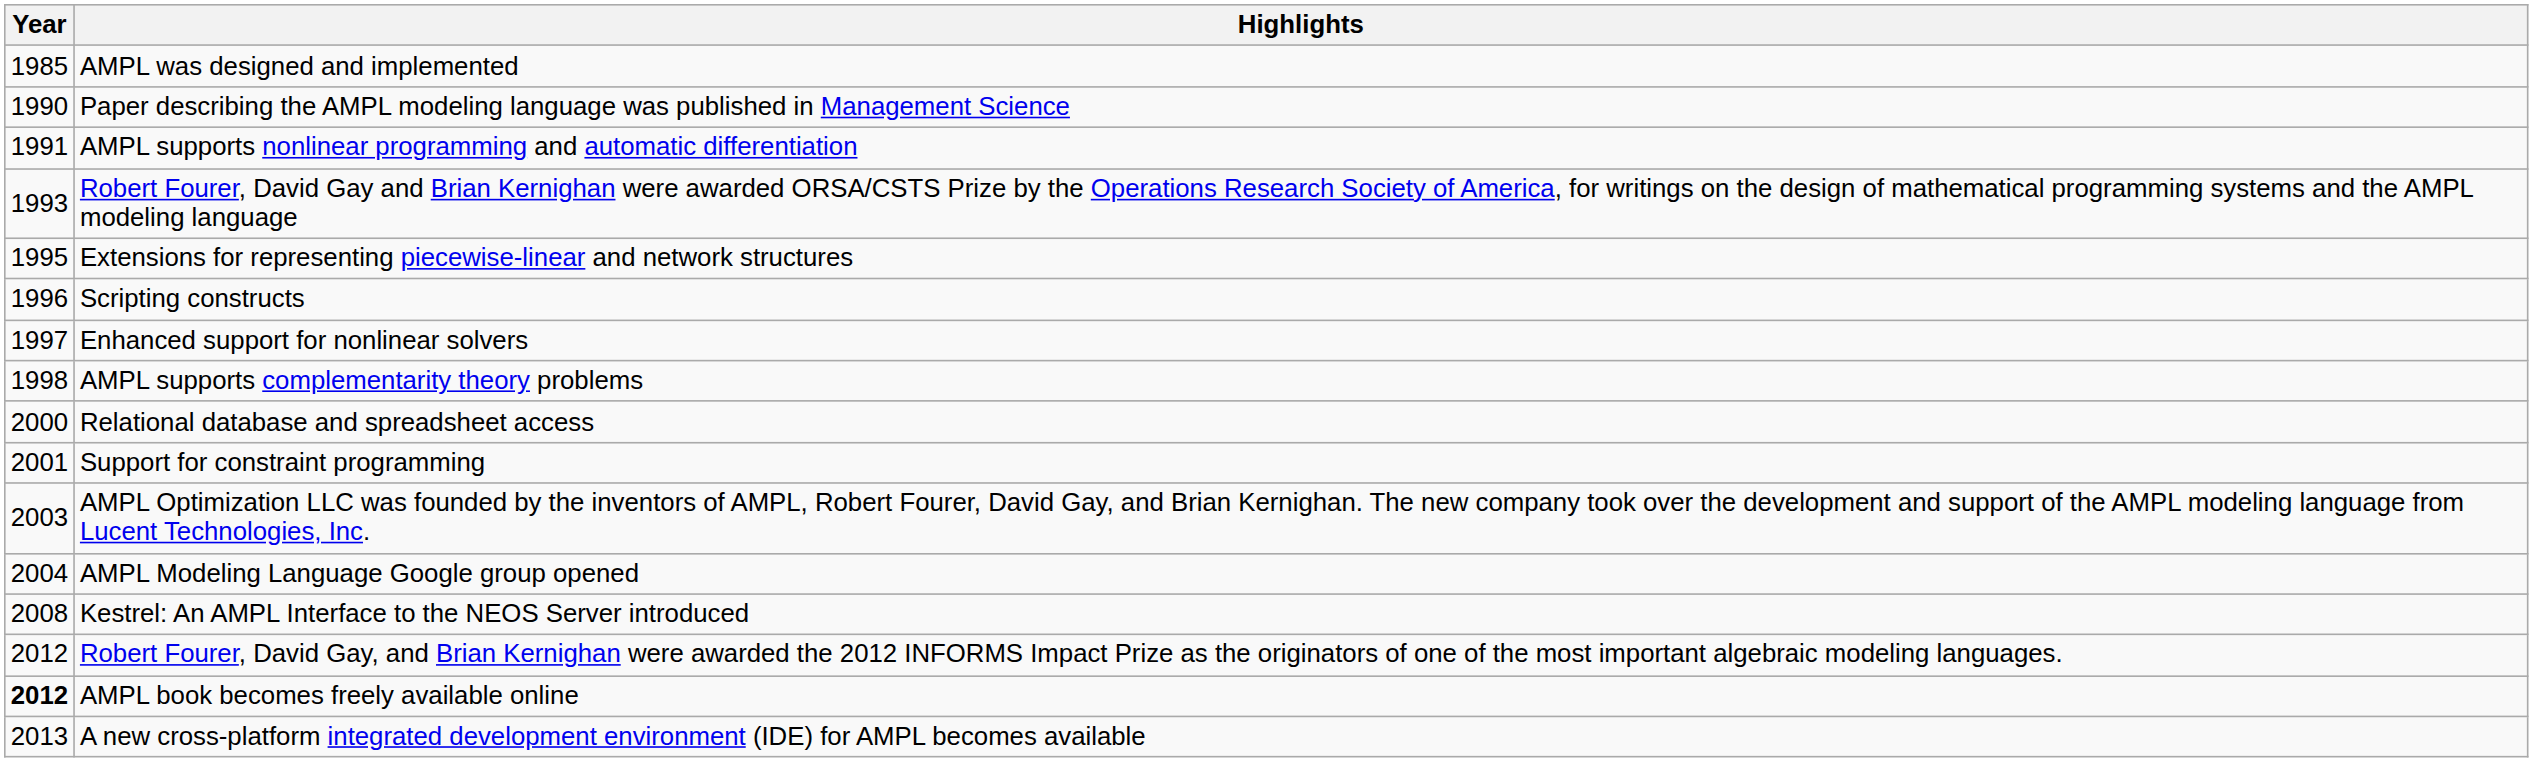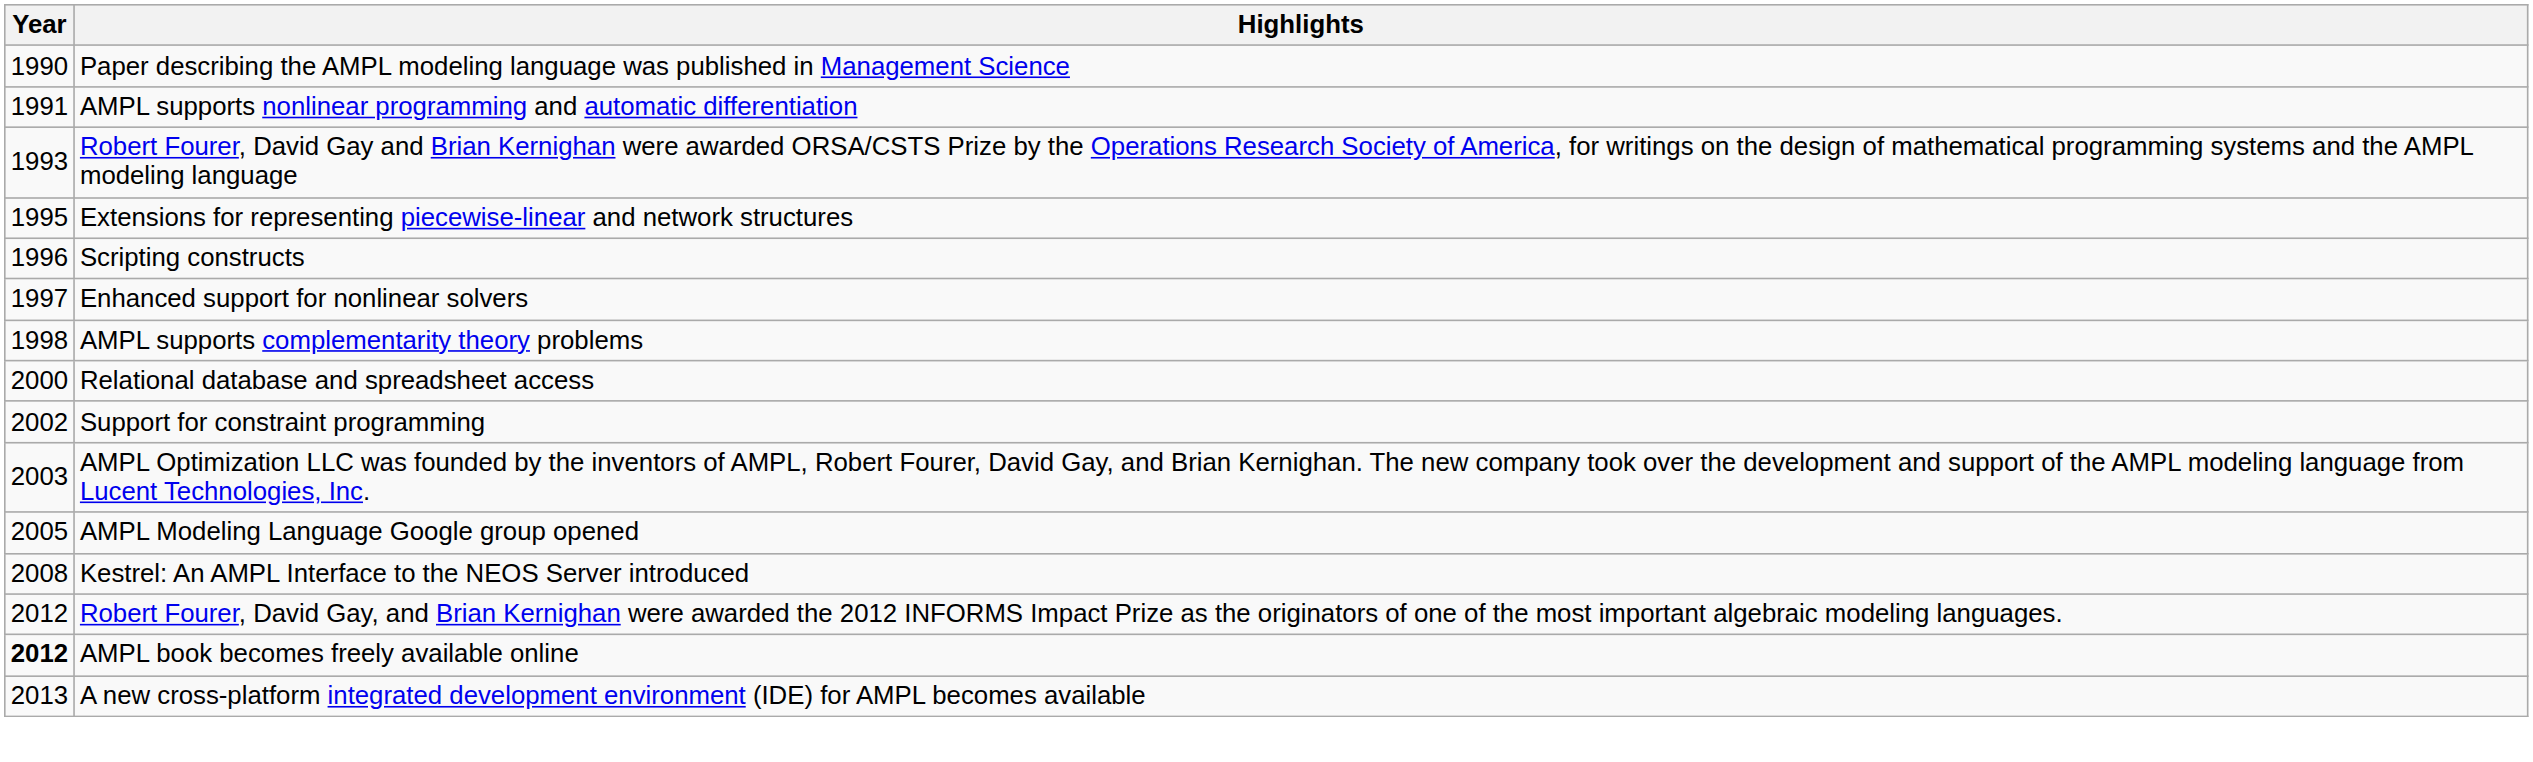- row: (299, 65)
(39, 462) 2001 -> (39, 421) 2002
(39, 573) 2004 -> (39, 532) 2005
